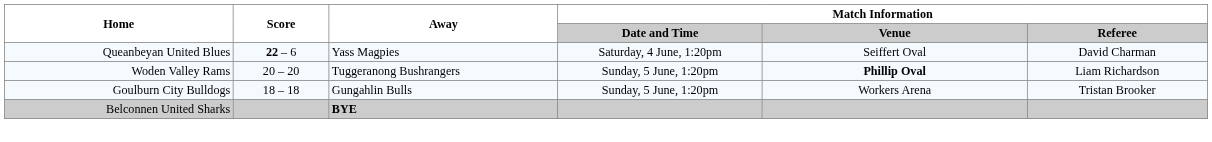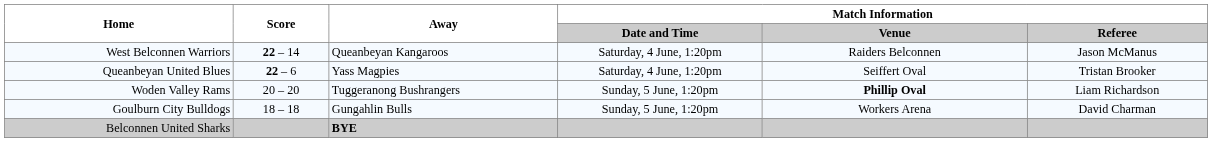+ row: (168, 52)
(1117, 52) David Charman -> (1117, 70) Tristan Brooker
(1117, 90) Tristan Brooker -> (1117, 108) David Charman
